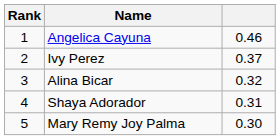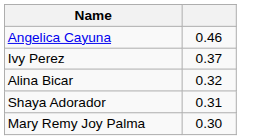- column: (24, 16)
